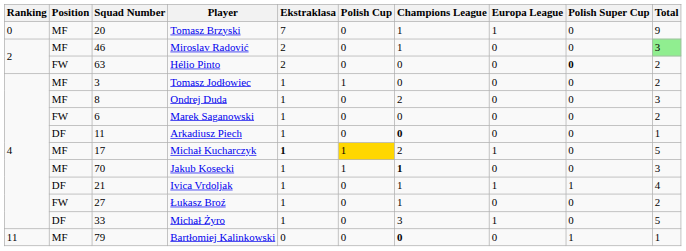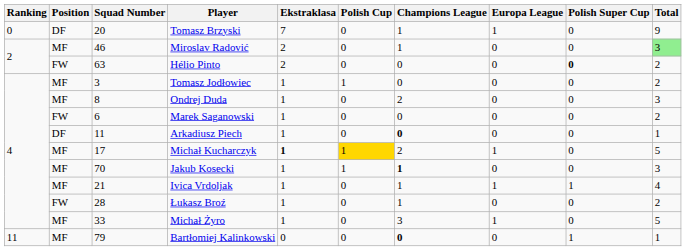(60, 30) MF -> (59, 30) DF
(59, 185) DF -> (60, 185) MF
(100, 202) 27 -> (100, 202) 28
(59, 220) DF -> (60, 220) MF
